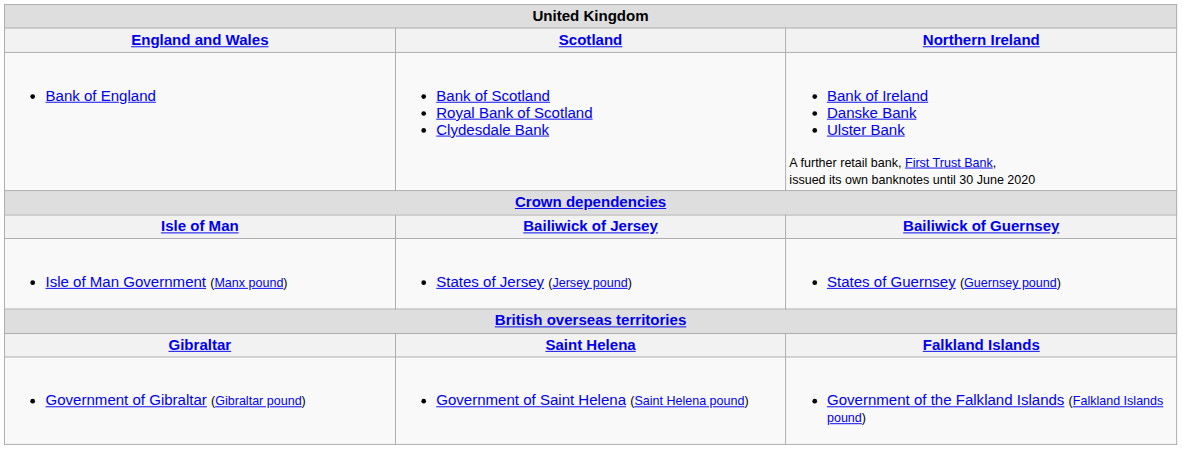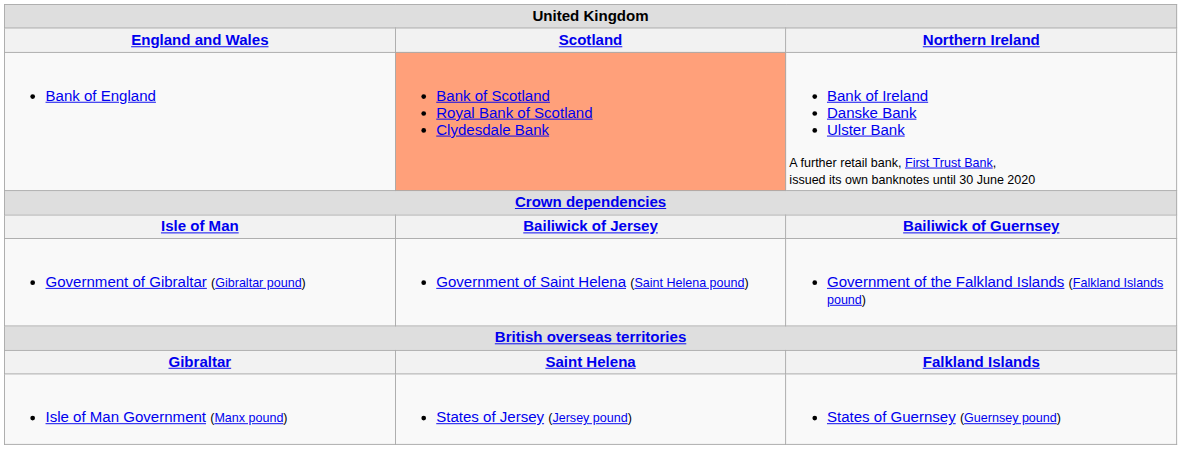(591, 113) no background -> (591, 113) lightsalmon background
rows swapped: (200, 282) <-> (200, 401)
